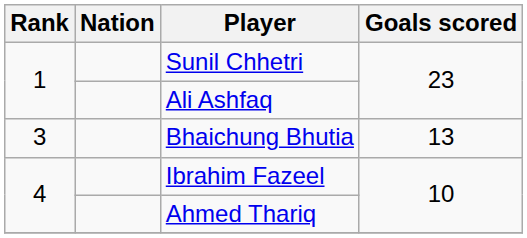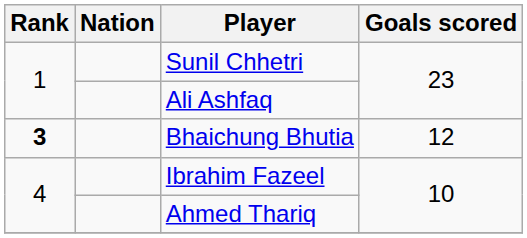(40, 137) normal -> (40, 137) bold
(441, 137) 13 -> (441, 137) 12
